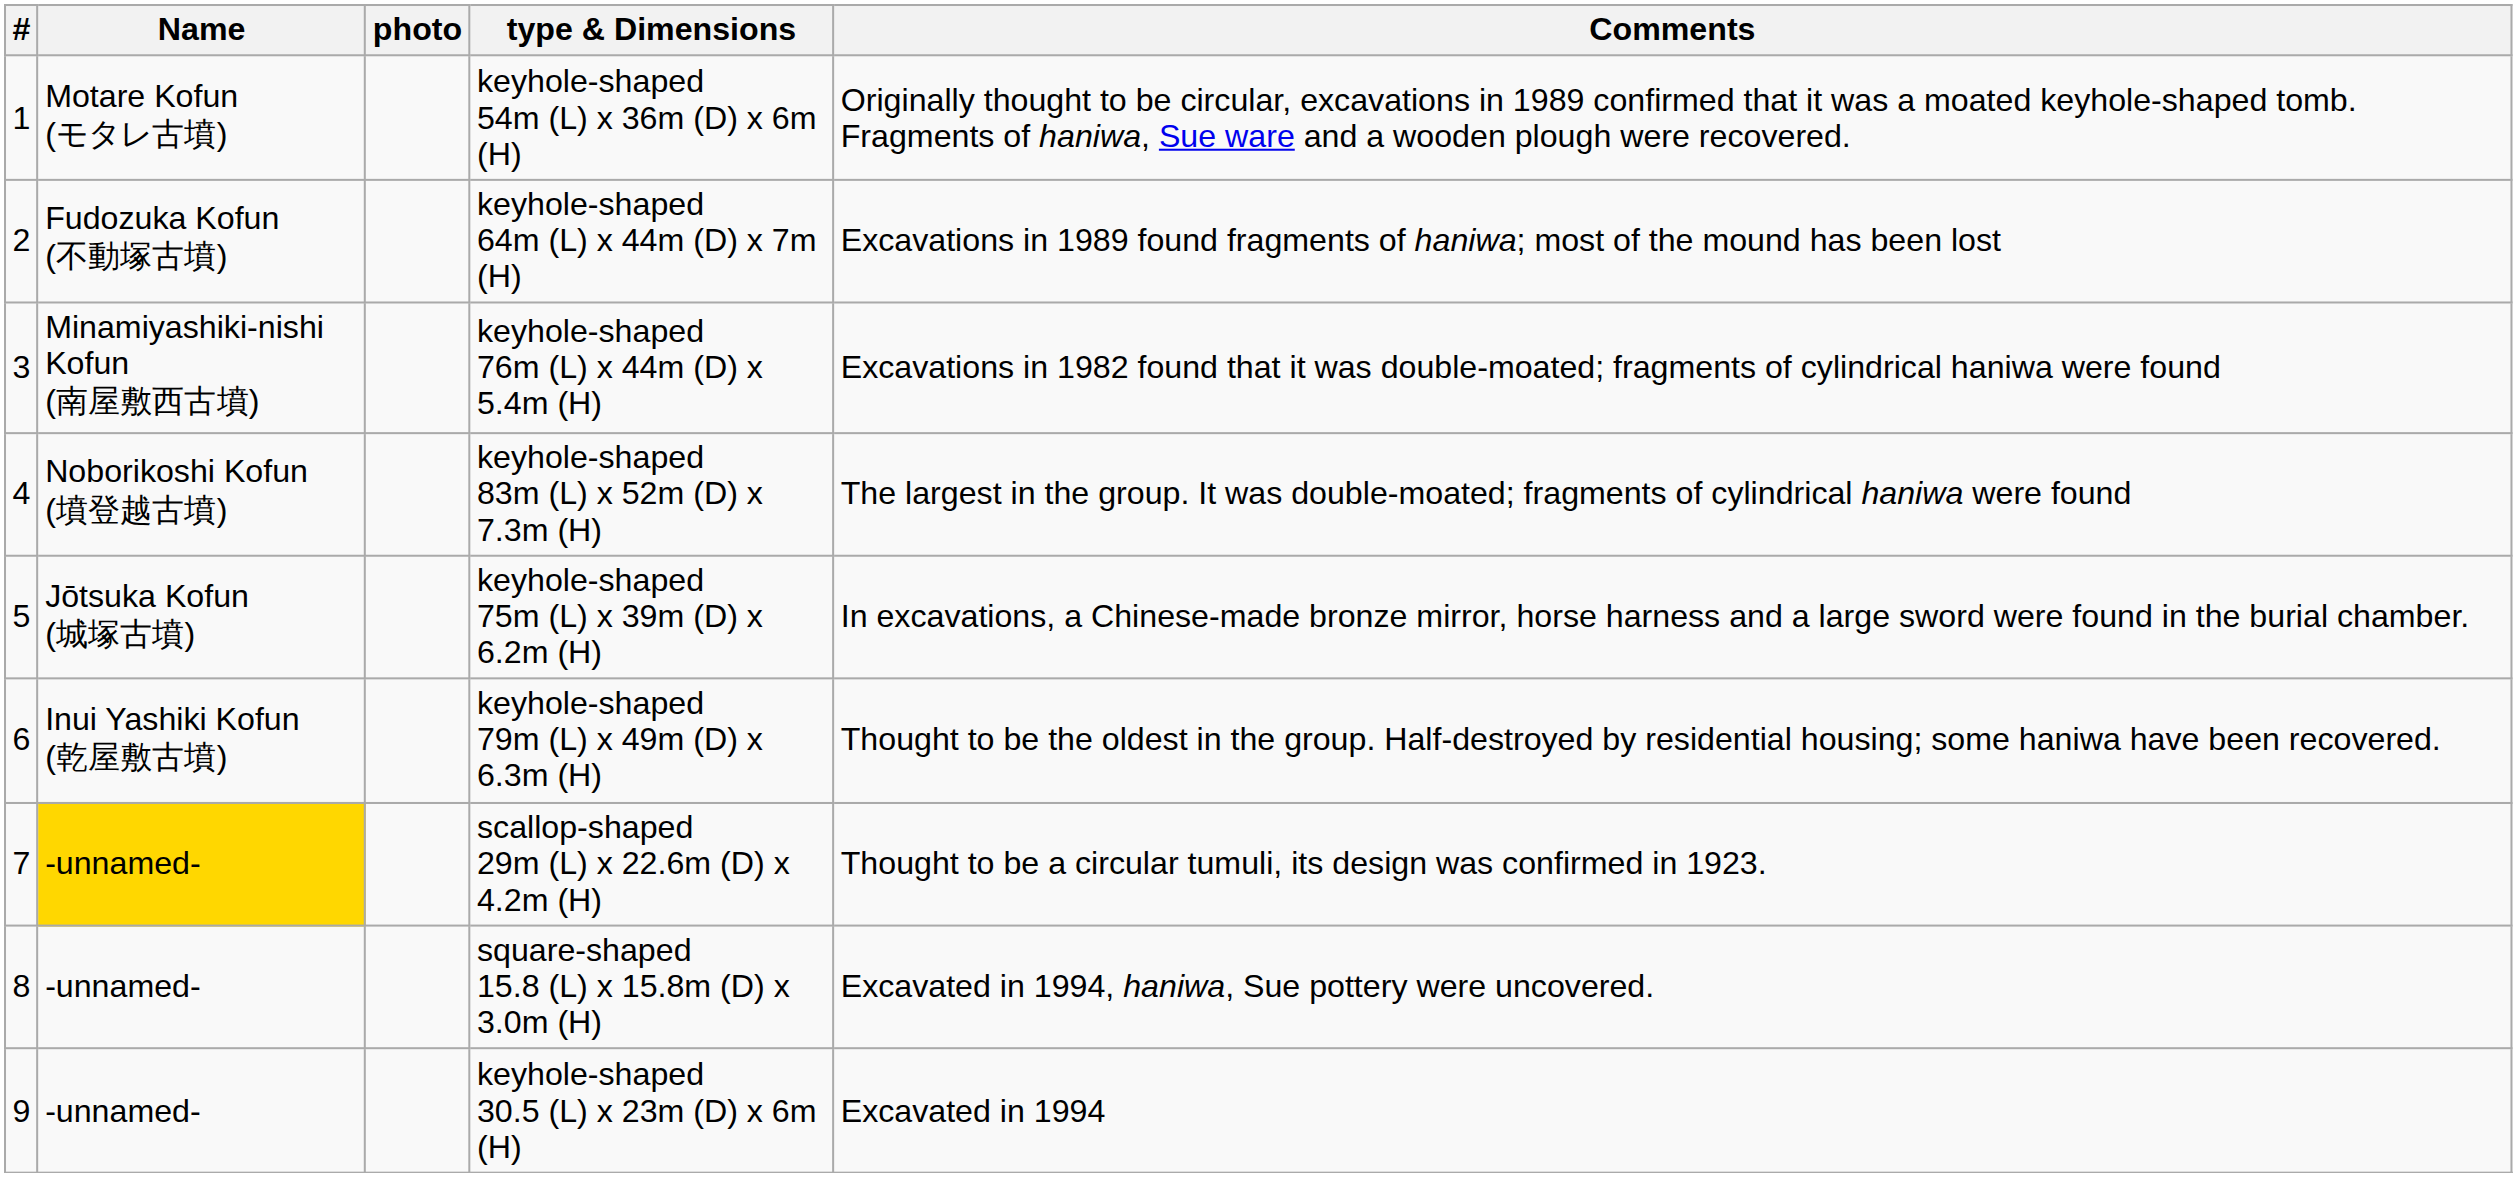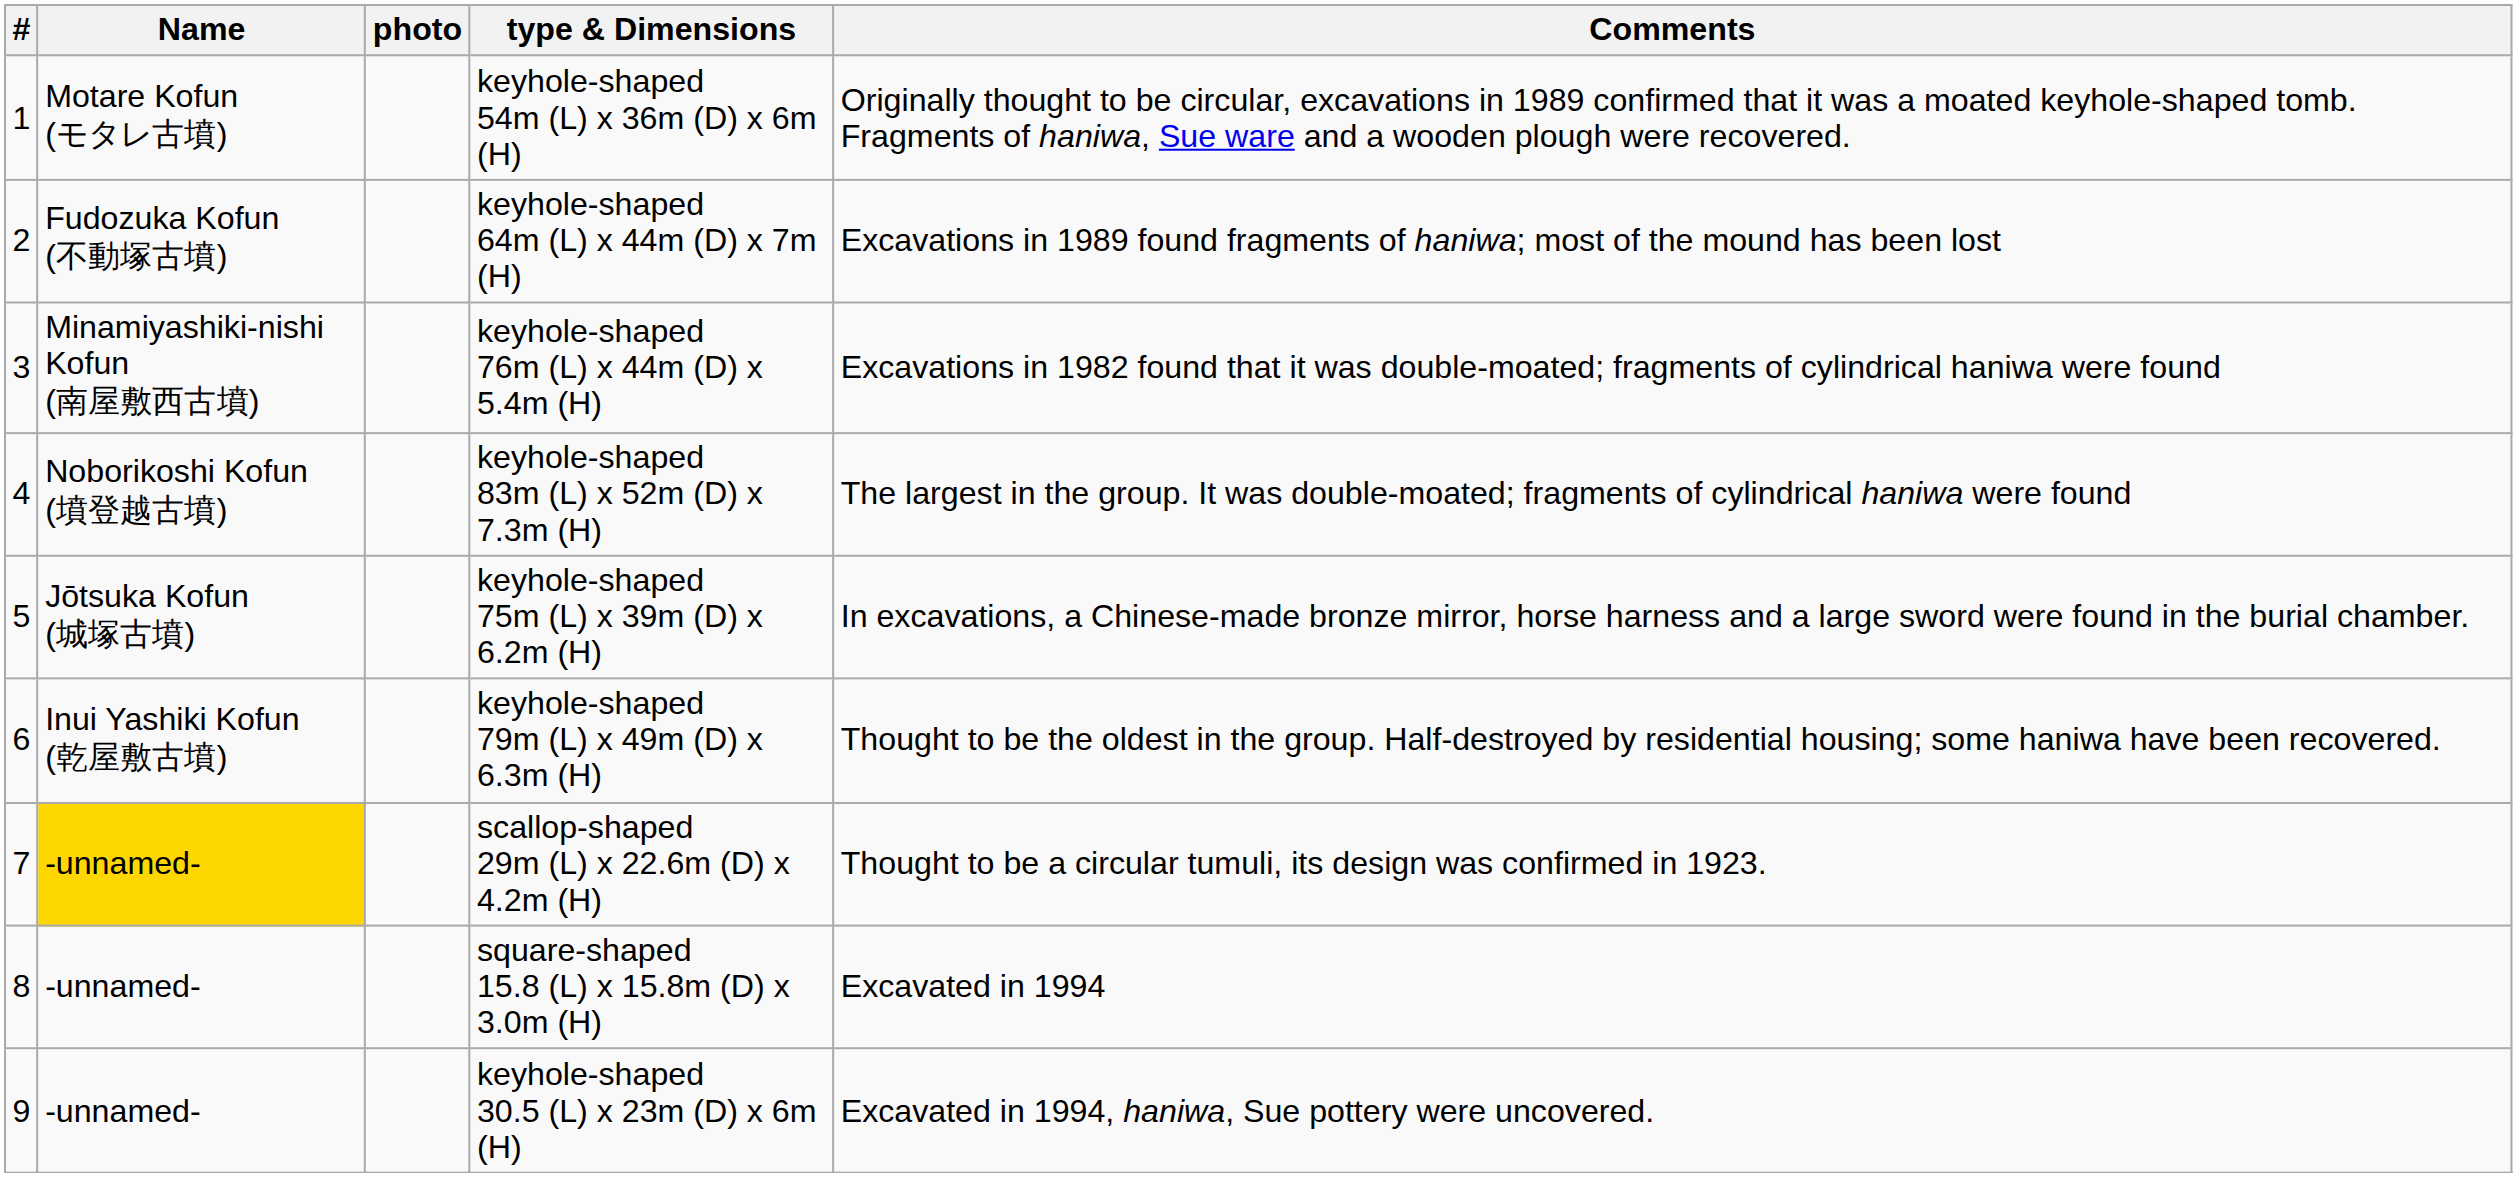(1247, 986) Excavated in 1994, haniwa, Sue pottery were uncovered. -> (973, 986) Excavated in 1994
(973, 1110) Excavated in 1994 -> (1247, 1110) Excavated in 1994, haniwa, Sue pottery were uncovered.
